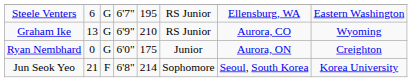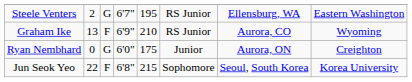(92, 13) 6 -> (92, 13) 2
(107, 31) G -> (107, 31) F
(92, 67) 21 -> (92, 67) 22
(148, 67) 214 -> (148, 67) 215
